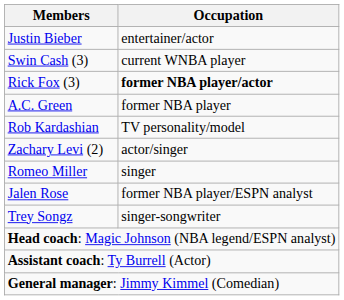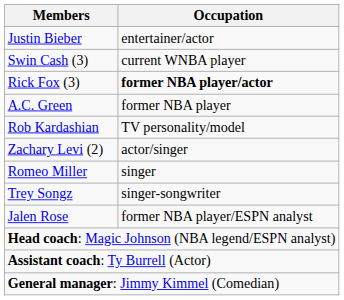rows swapped: (38, 194) <-> (40, 216)
